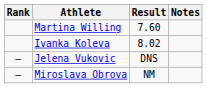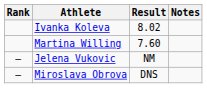rows swapped: (72, 44) <-> (78, 28)
(149, 59) DNS -> (149, 59) NM
(149, 75) NM -> (149, 75) DNS
